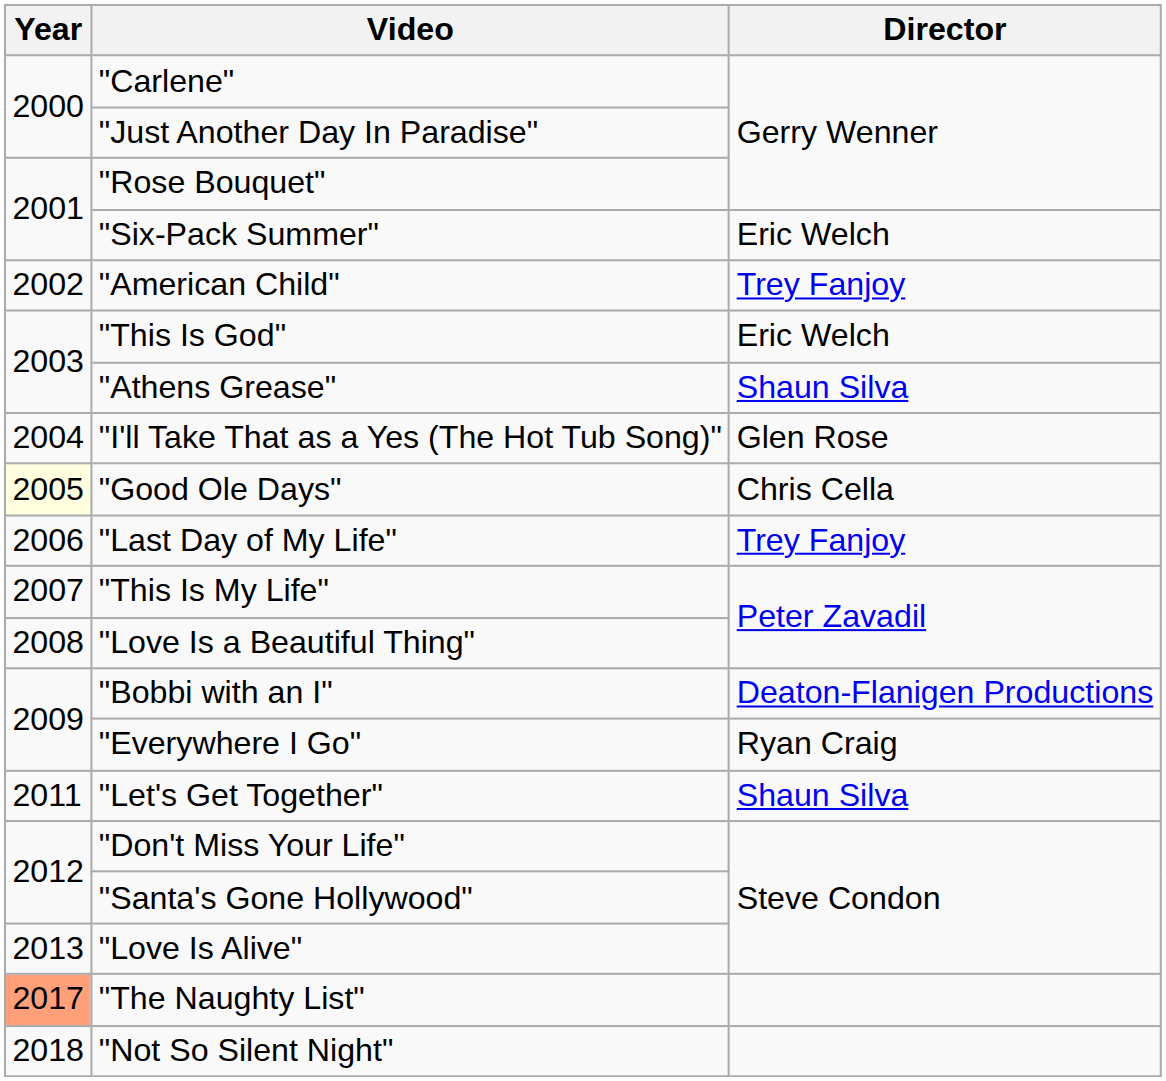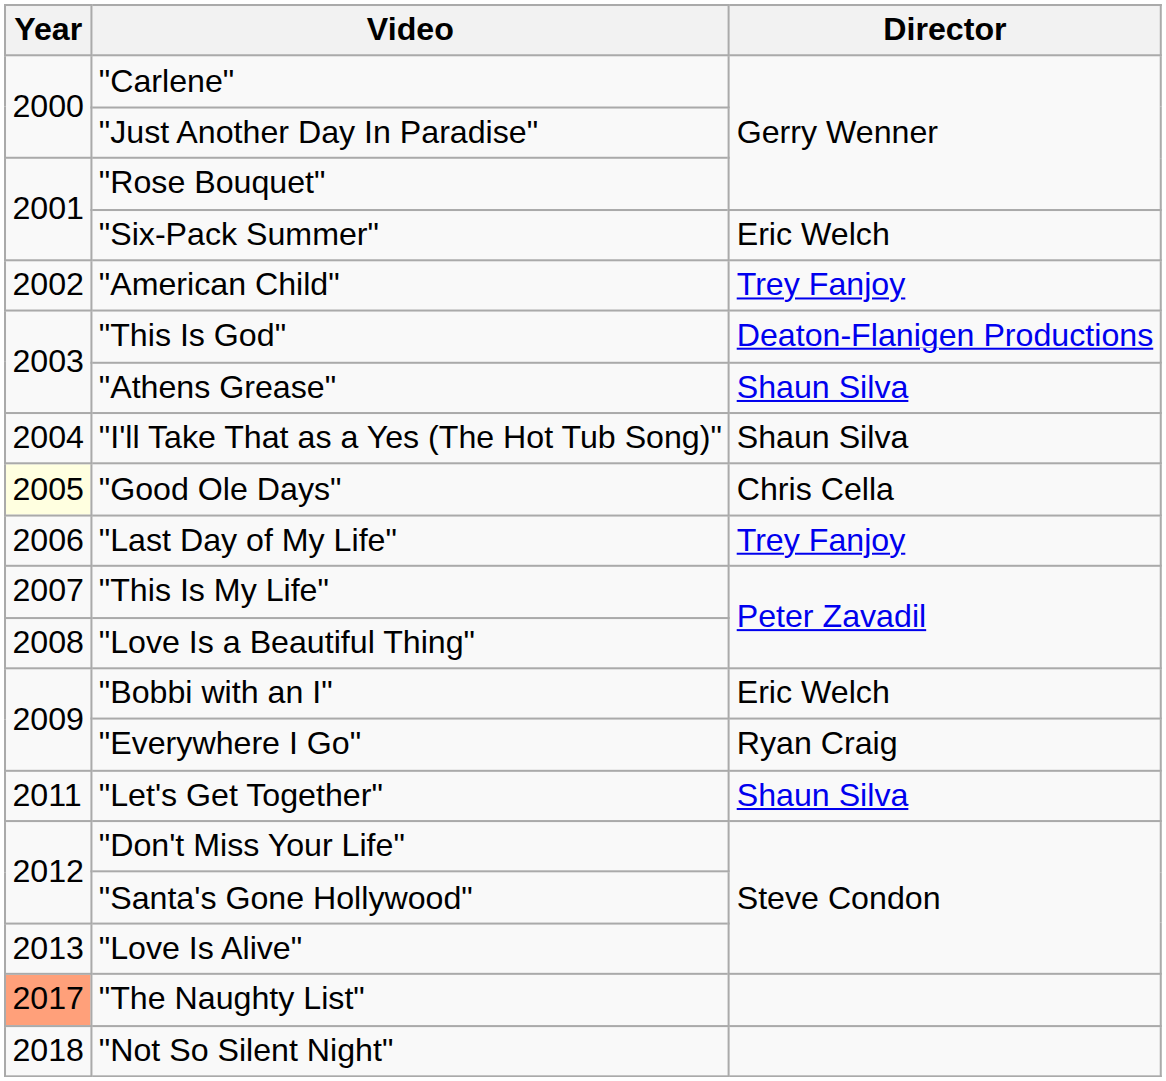(813, 336) Eric Welch -> (945, 336) Deaton-Flanigen Productions
(813, 438) Glen Rose -> (823, 438) Shaun Silva
(945, 693) Deaton-Flanigen Productions -> (813, 693) Eric Welch
